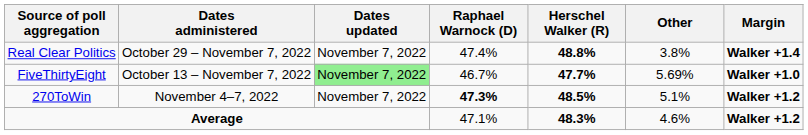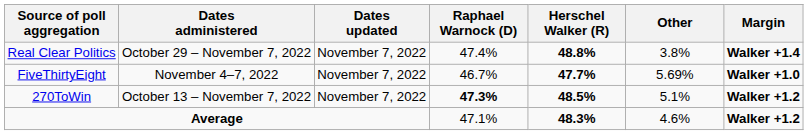(217, 75) October 13 – November 7, 2022 -> (217, 75) November 4–7, 2022
(372, 75) lightgreen background -> (372, 75) no background
(217, 97) November 4–7, 2022 -> (217, 97) October 13 – November 7, 2022
